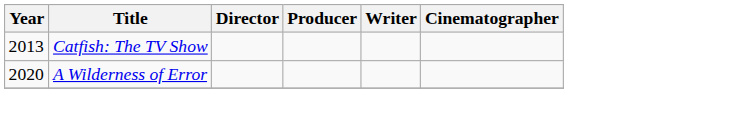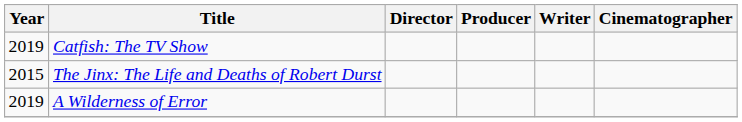(26, 46) 2013 -> (26, 46) 2019
+ row: (217, 74)
(26, 74) 2020 -> (26, 102) 2019
